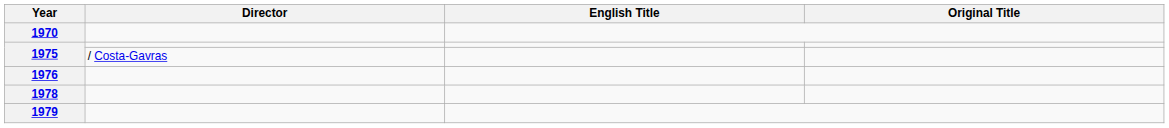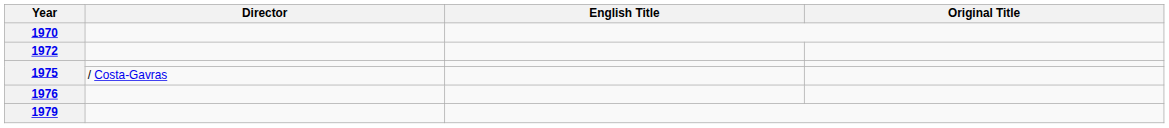+ row: (45, 51)
- row: (45, 94)
